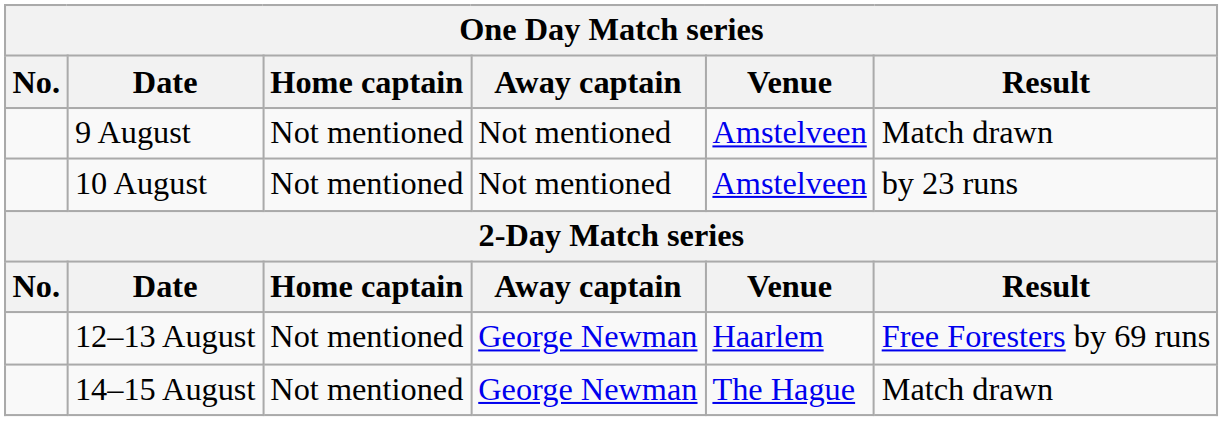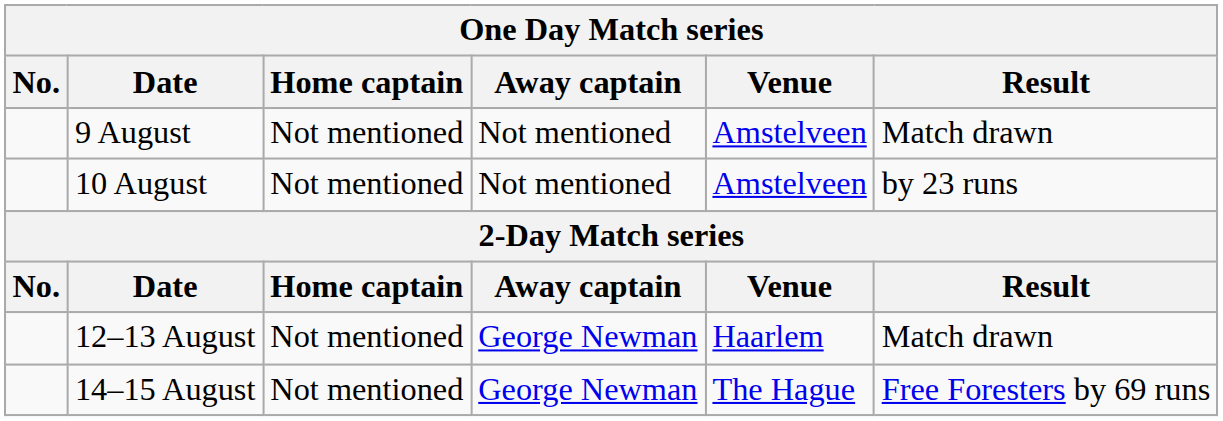(1046, 337) Free Foresters by 69 runs -> (967, 337) Match drawn
(967, 388) Match drawn -> (1046, 388) Free Foresters by 69 runs
